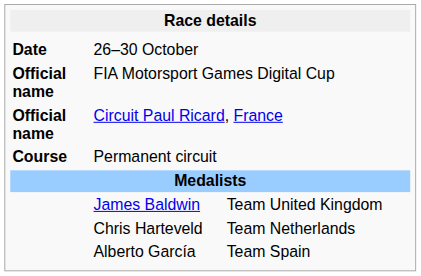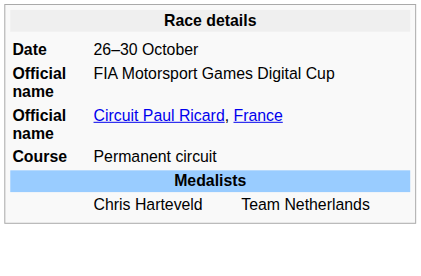- row: (147, 205)
- row: (145, 252)
